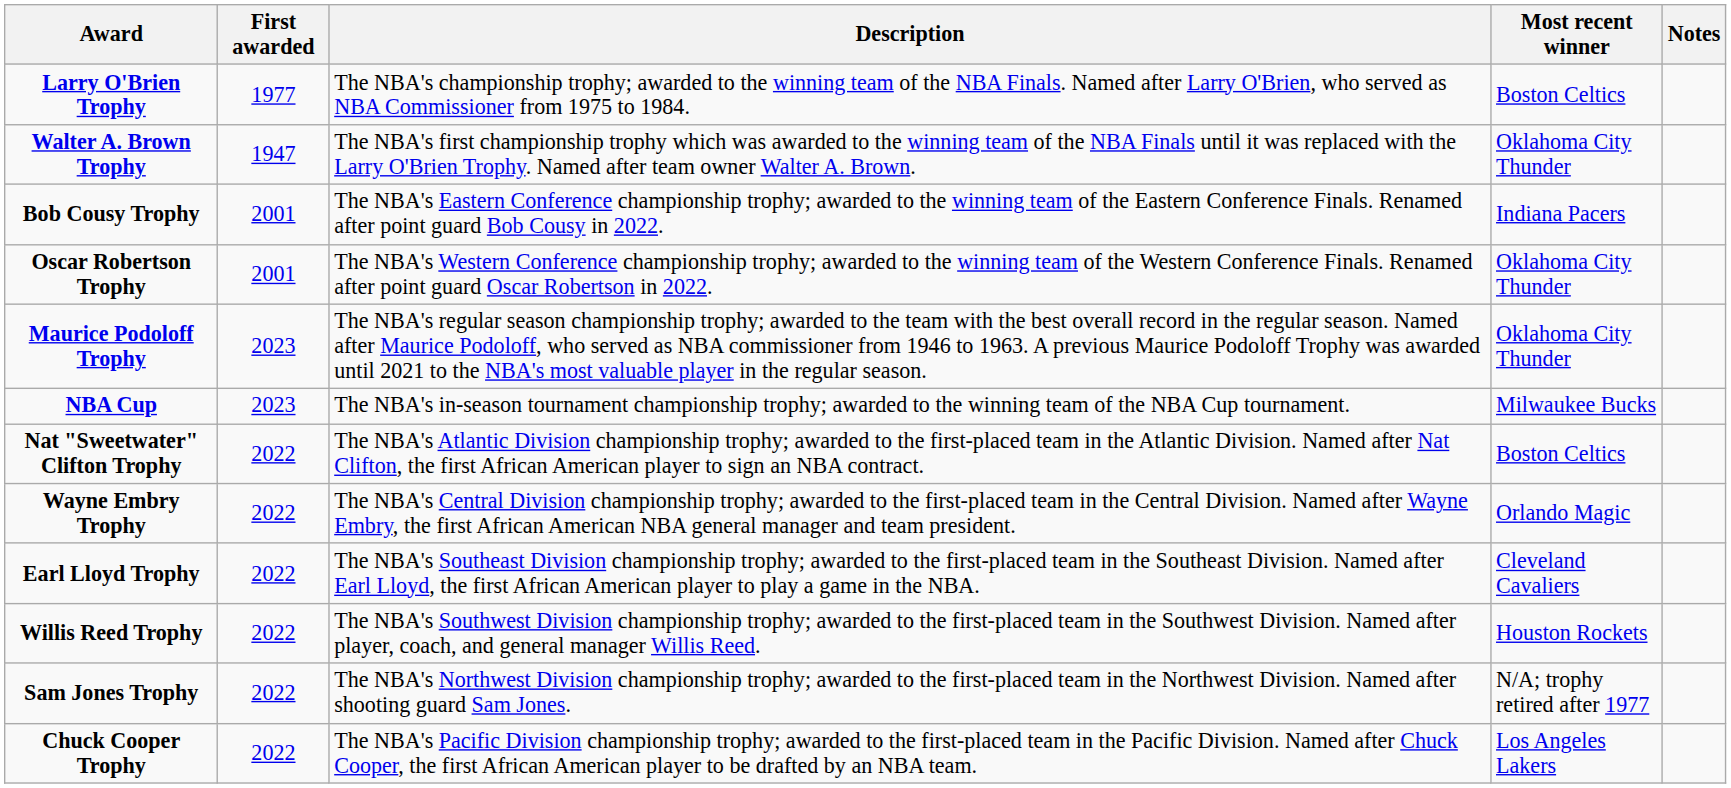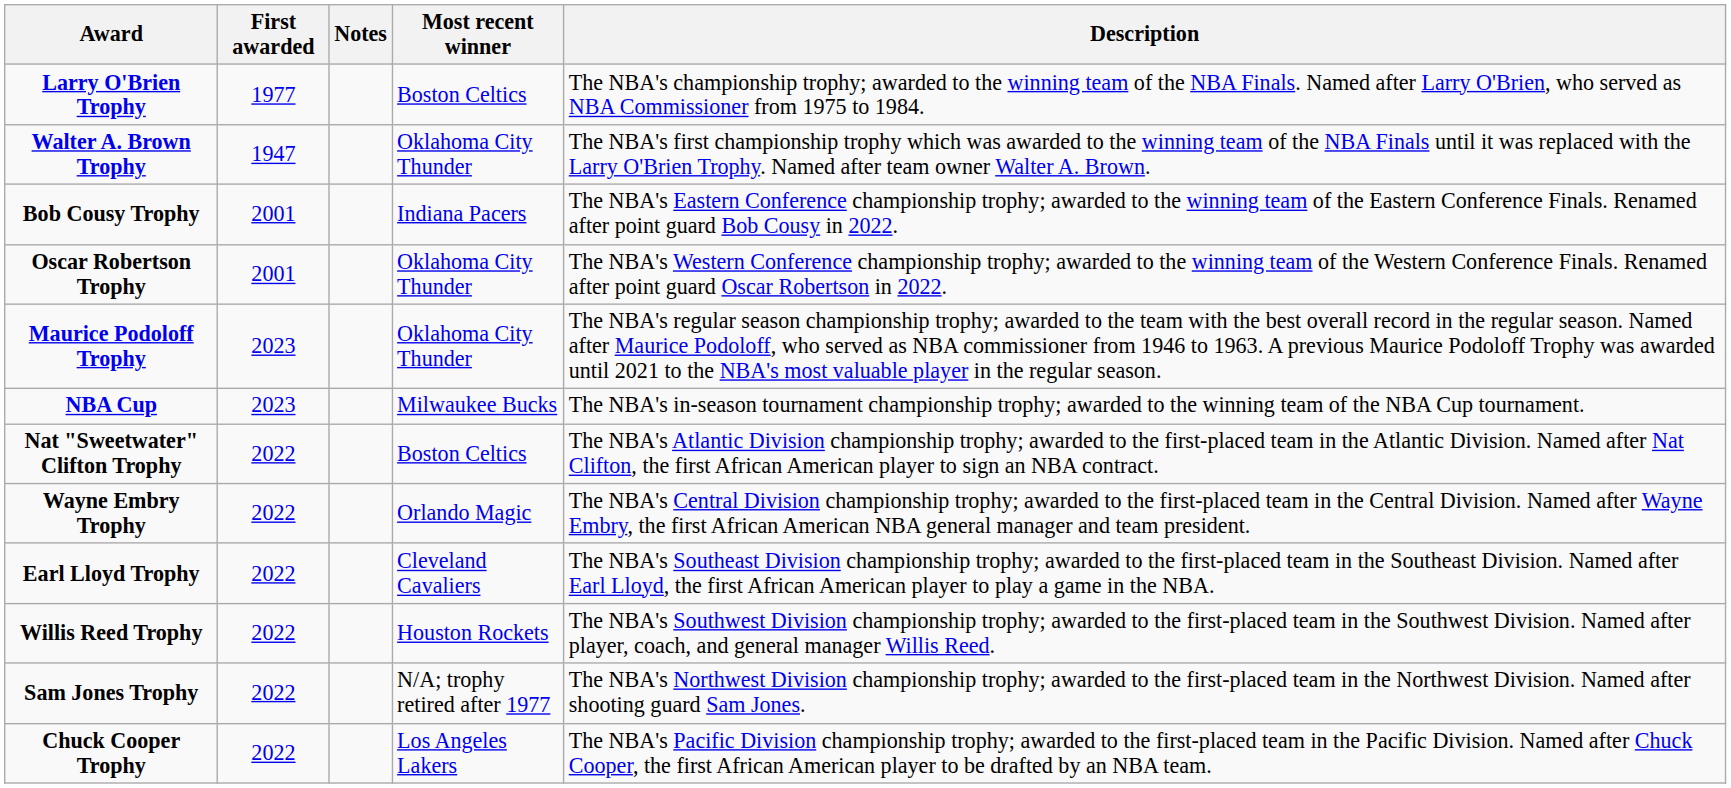columns swapped: (910, 34) <-> (1694, 34)
